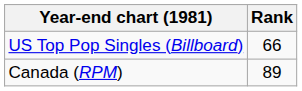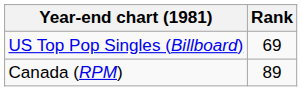(272, 45) 66 -> (272, 45) 69
